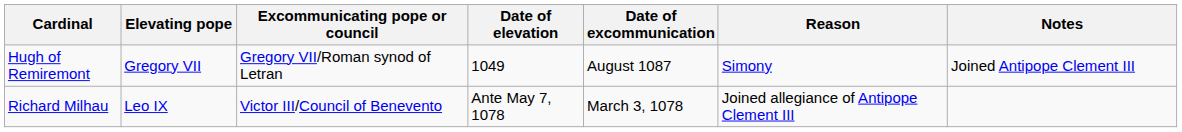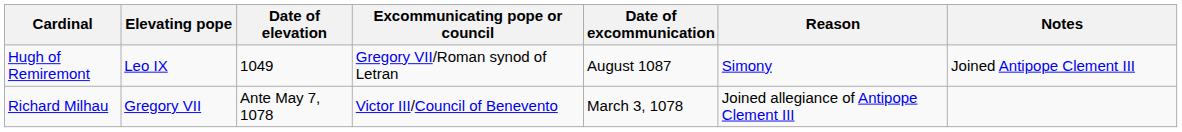columns swapped: (526, 24) <-> (352, 24)
(163, 65) Gregory VII -> (146, 65) Leo IX
(146, 106) Leo IX -> (163, 106) Gregory VII
